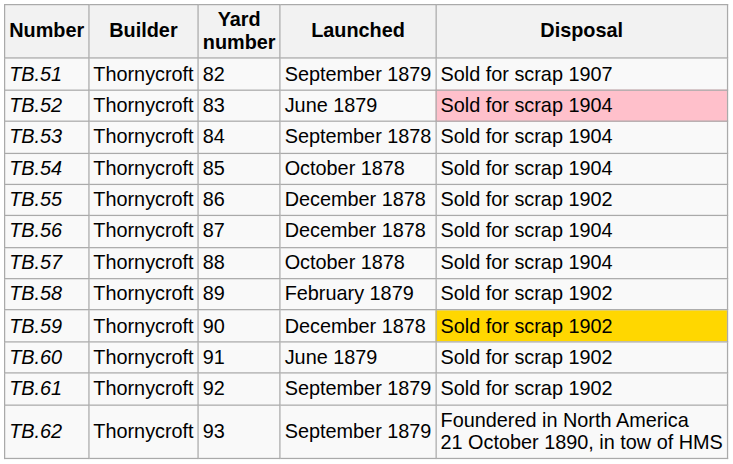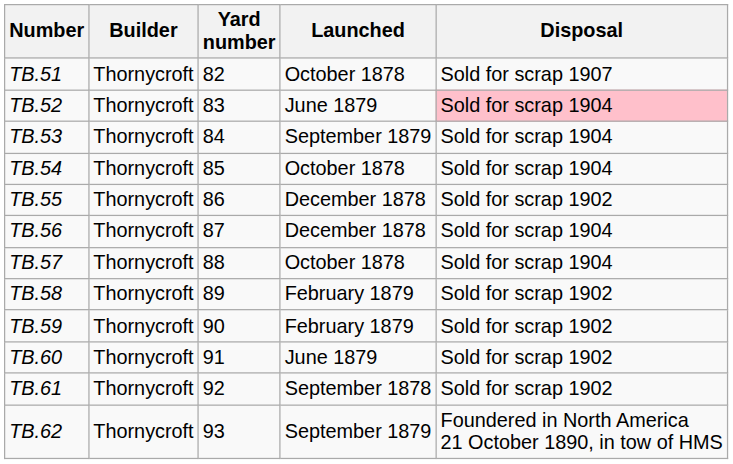(358, 74) September 1879 -> (345, 74) October 1878
(358, 136) September 1878 -> (358, 136) September 1879
(355, 325) December 1878 -> (349, 325) February 1879
(527, 325) gold background -> (527, 325) no background
(358, 388) September 1879 -> (358, 388) September 1878
